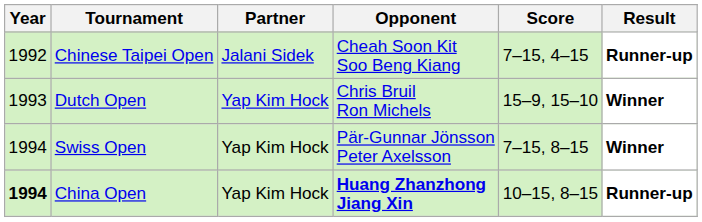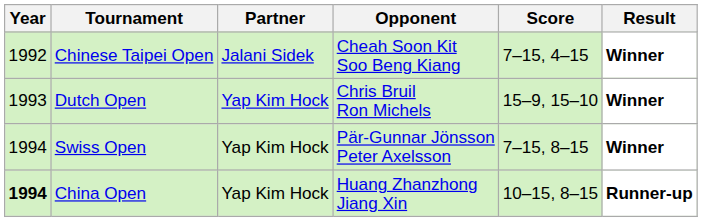(649, 55) Runner-up -> (635, 55) Winner
(411, 193) bold -> (407, 193) normal
